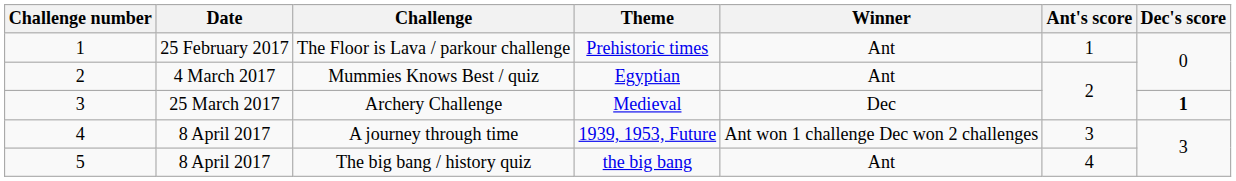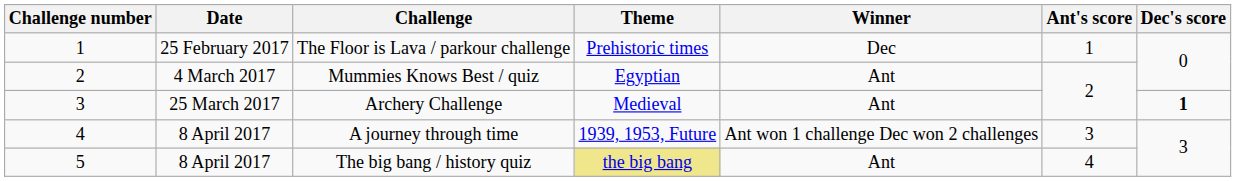(881, 47) Ant -> (881, 47) Dec
(881, 104) Dec -> (881, 104) Ant
(647, 162) no background -> (647, 162) khaki background
